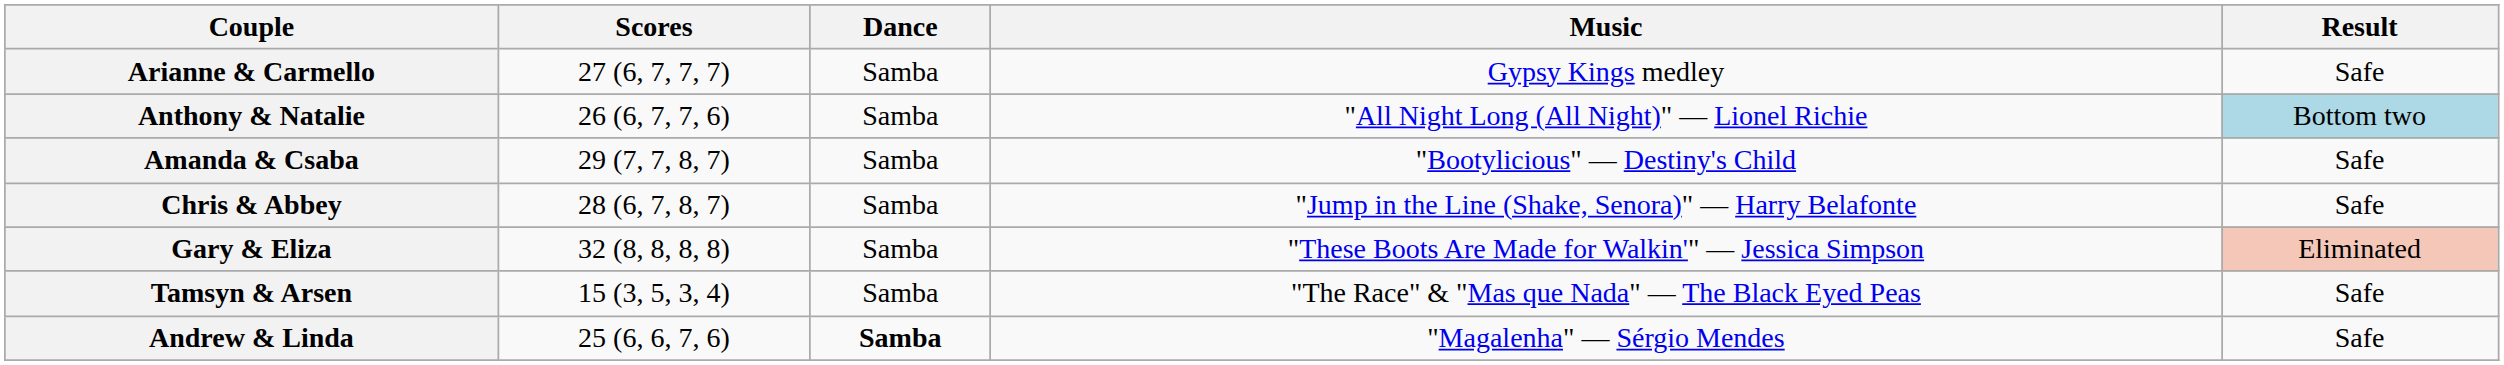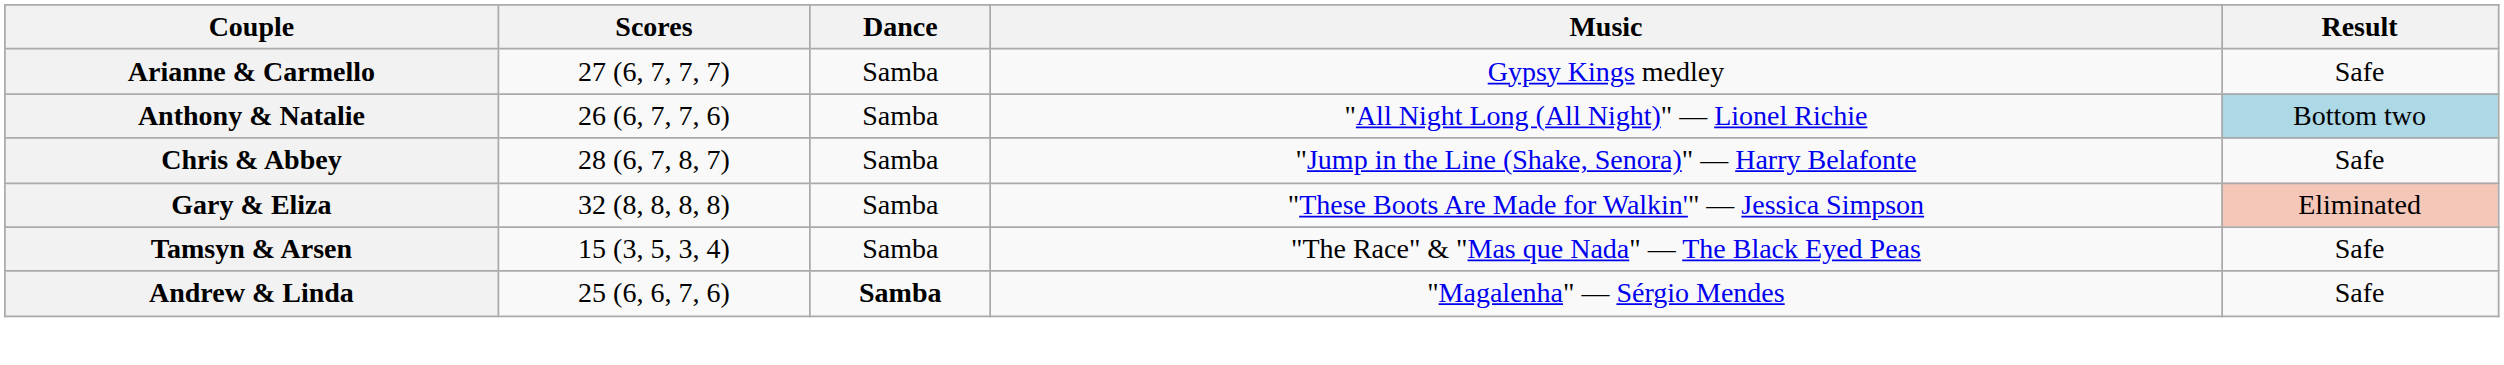- row: (251, 159)
